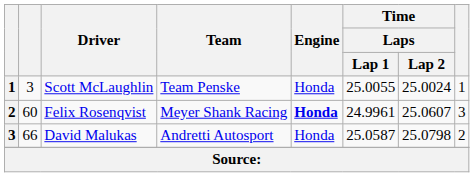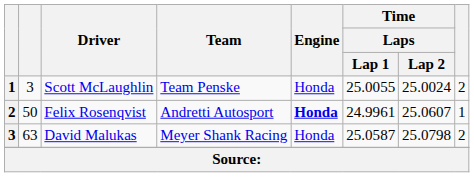(462, 87) 1 -> (462, 87) 2
(30, 111) 60 -> (30, 111) 50
(224, 111) Meyer Shank Racing -> (217, 111) Andretti Autosport
(462, 111) 3 -> (462, 111) 1
(30, 135) 66 -> (30, 135) 63
(217, 135) Andretti Autosport -> (224, 135) Meyer Shank Racing
